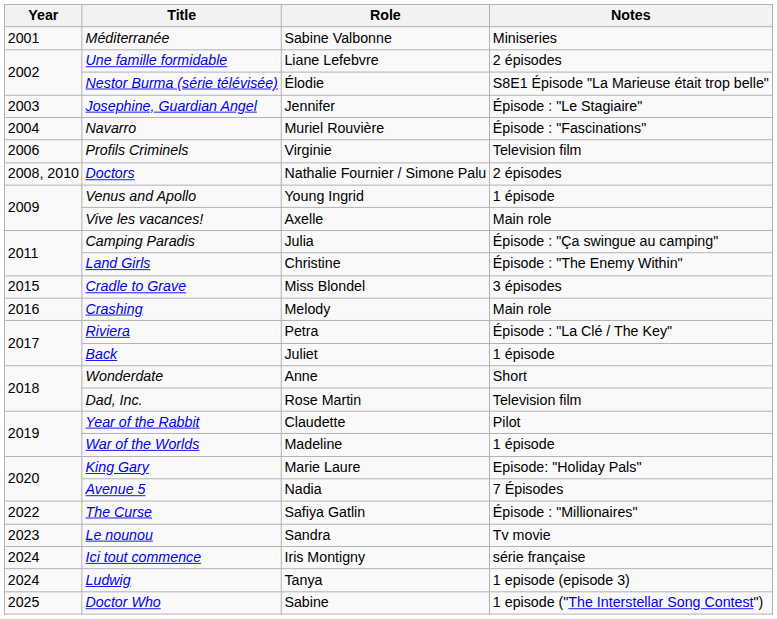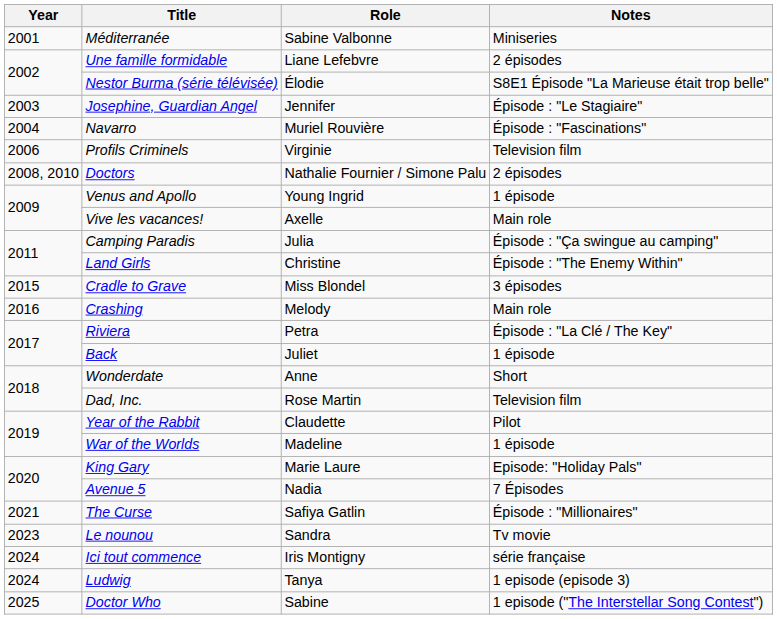(24, 512) 2022 -> (24, 512) 2021
